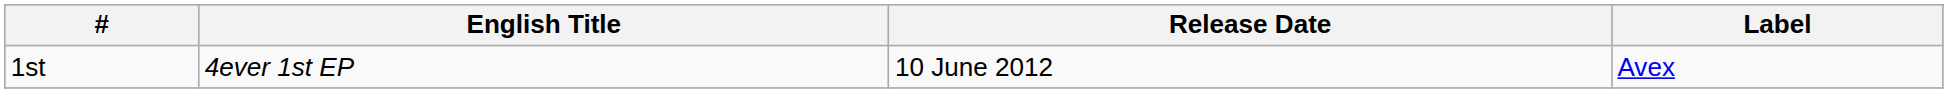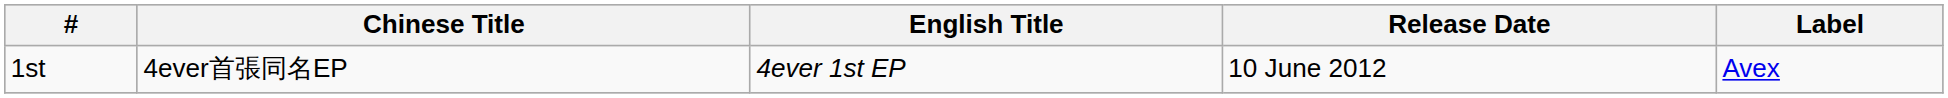+ column: (444, 25)
